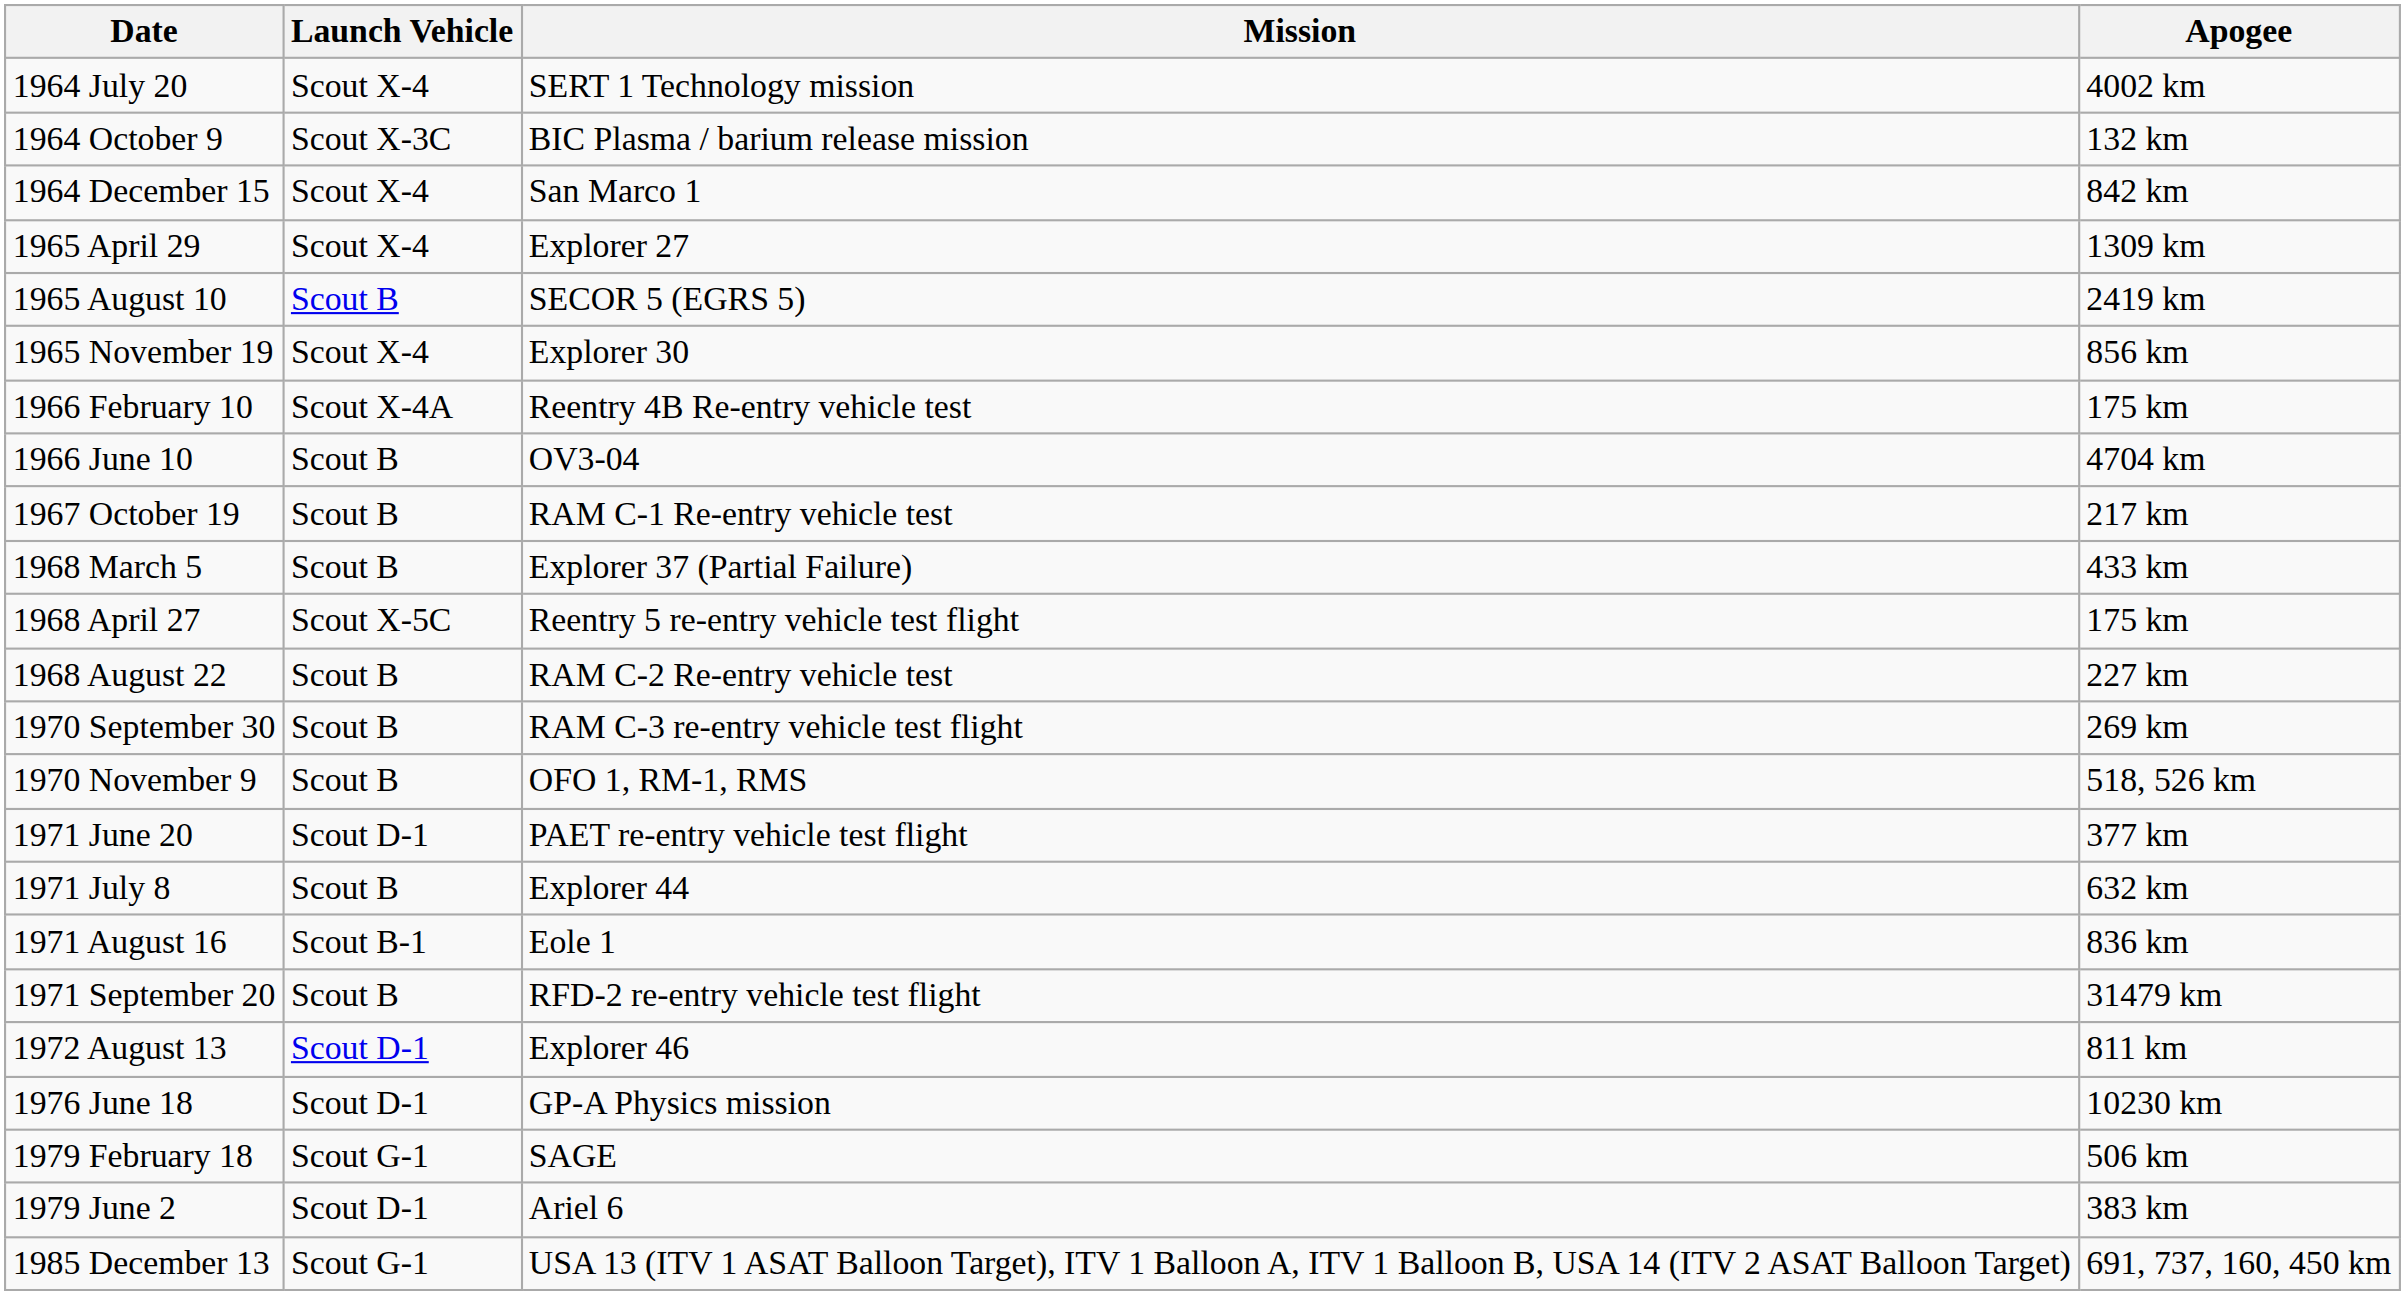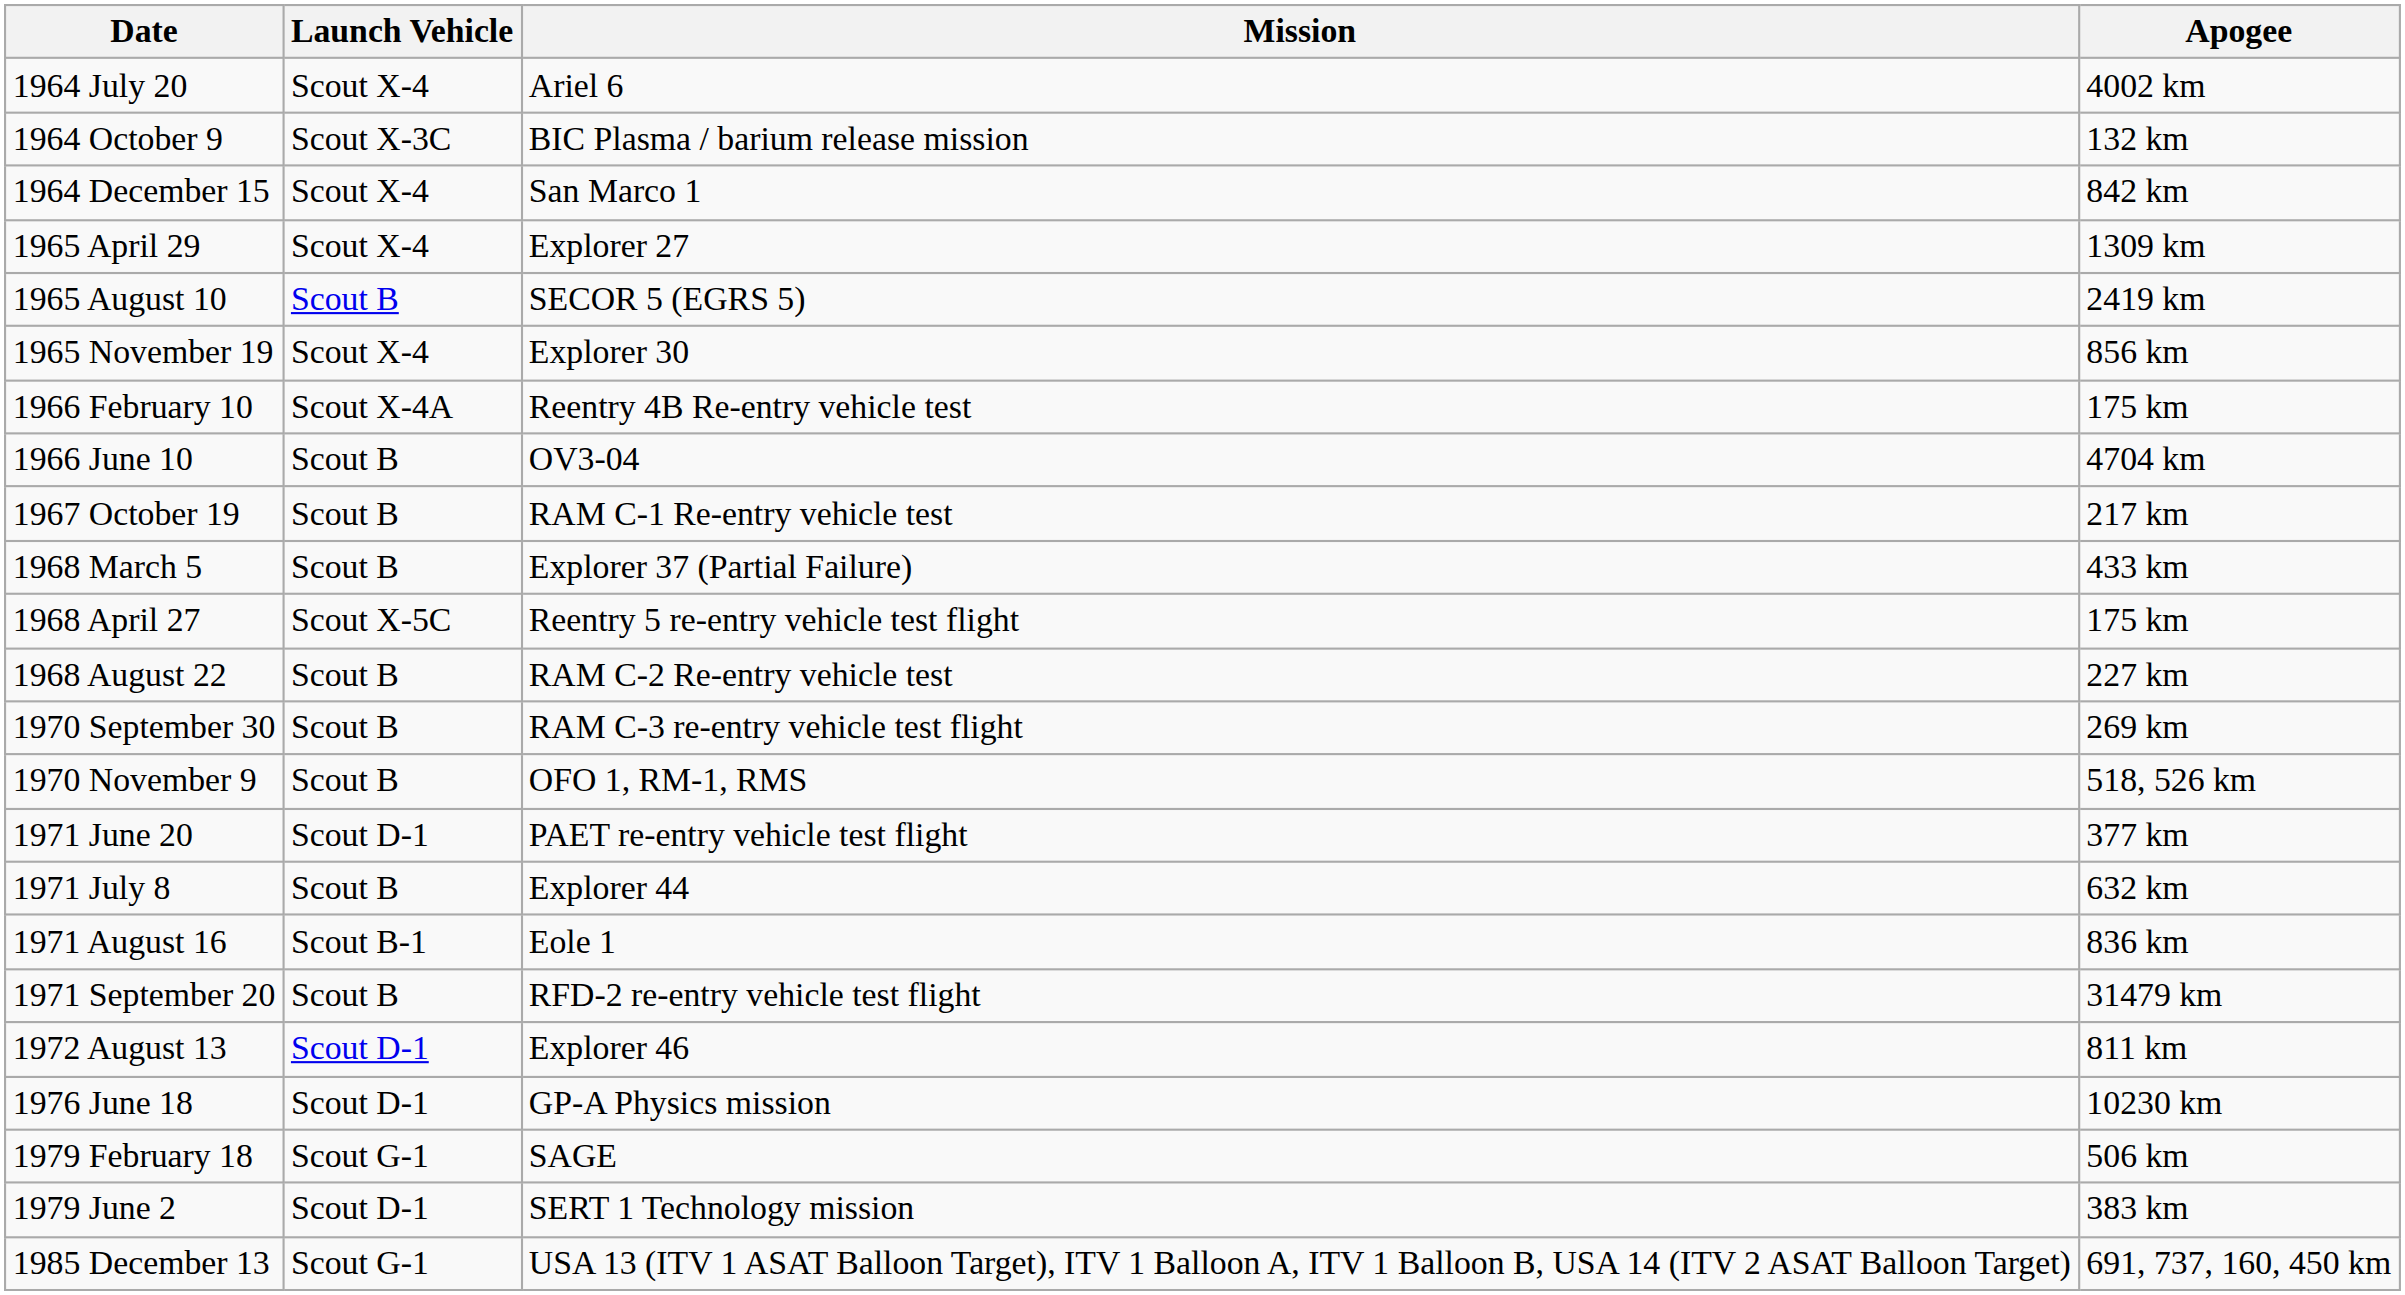(722, 84) SERT 1 Technology mission -> (576, 84) Ariel 6
(576, 1209) Ariel 6 -> (722, 1209) SERT 1 Technology mission
